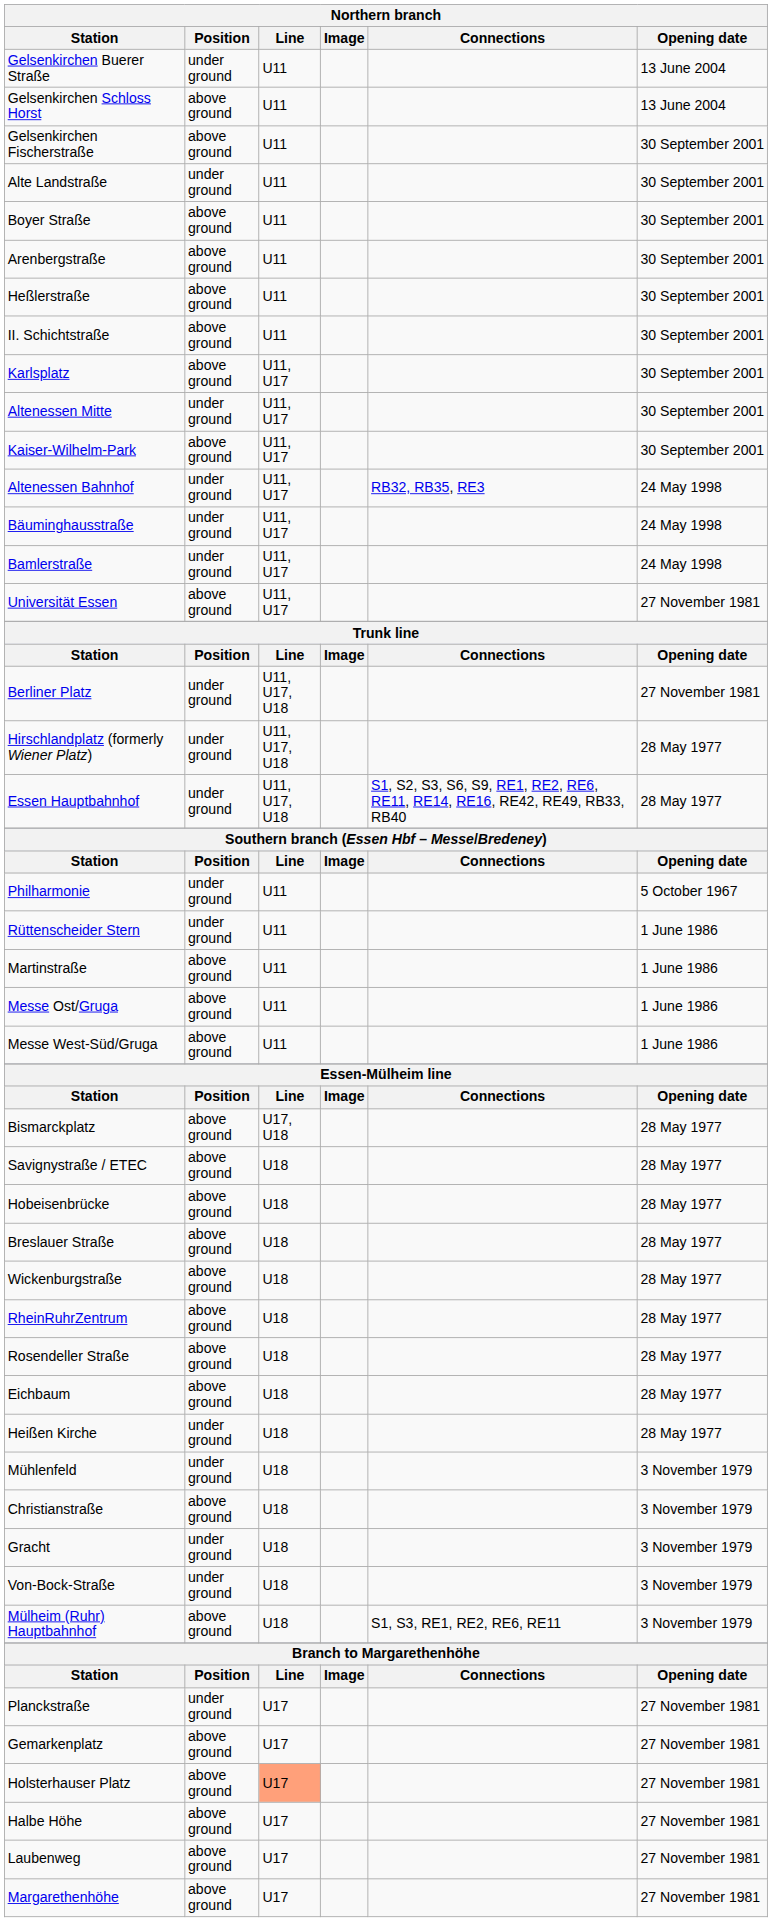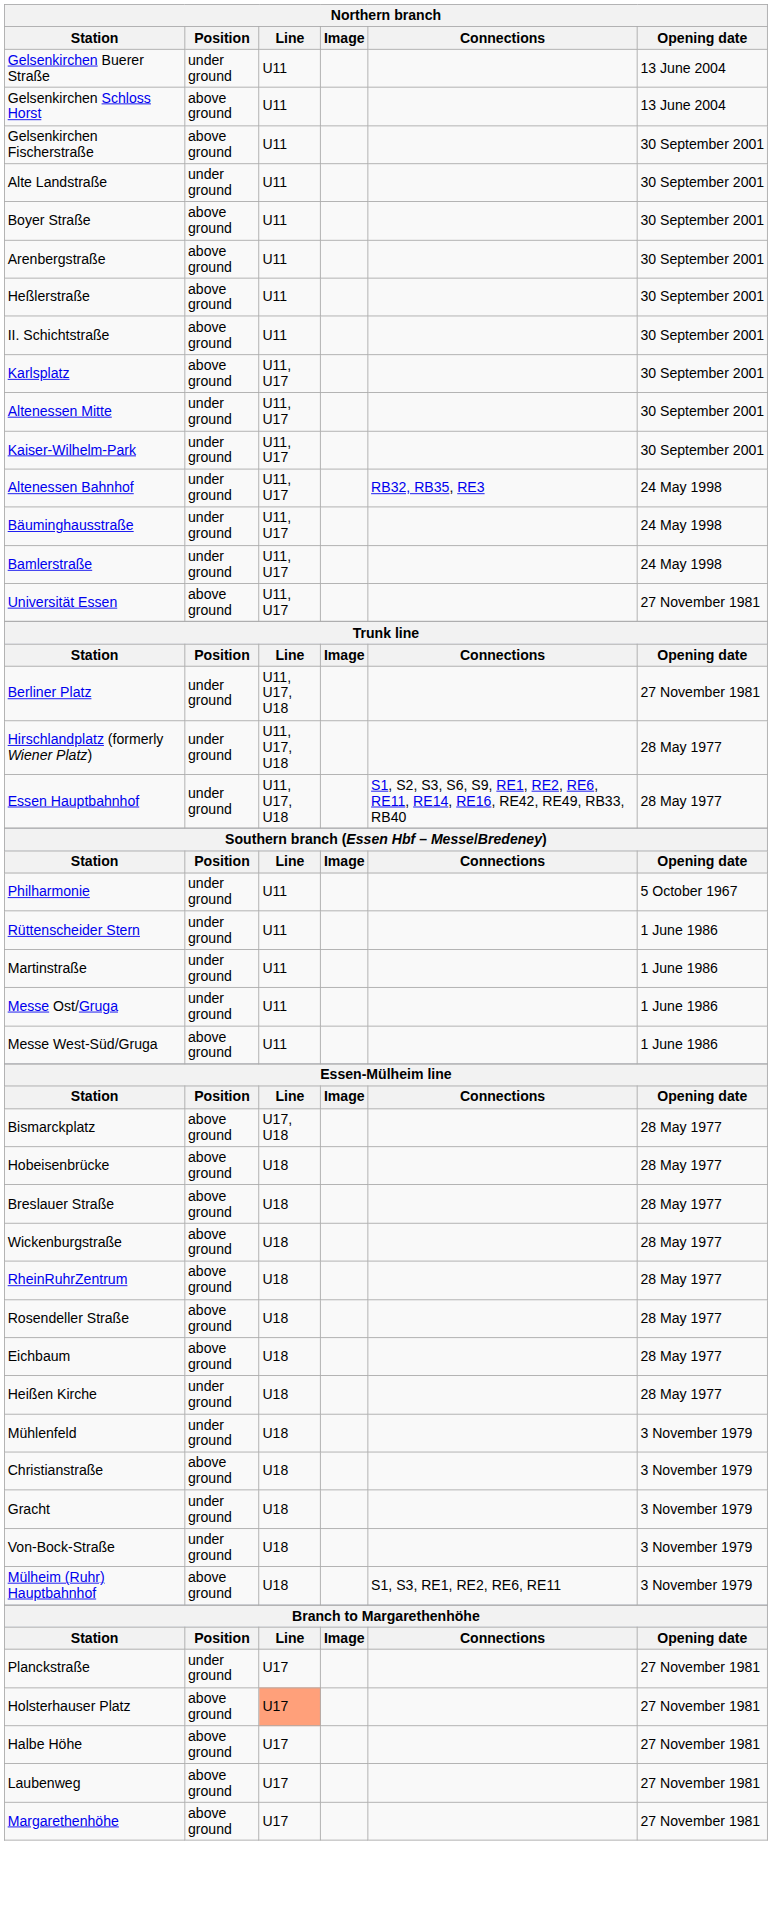(210, 449) above ground -> (210, 449) under ground
(210, 968) above ground -> (210, 968) under ground
(210, 1006) above ground -> (210, 1006) under ground
- row: (77, 1165)
- row: (55, 1744)
